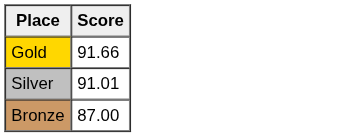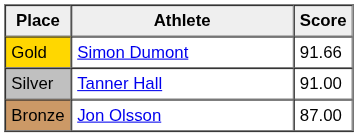+ column: (182, 20)
(98, 83) 91.01 -> (321, 83) 91.00
